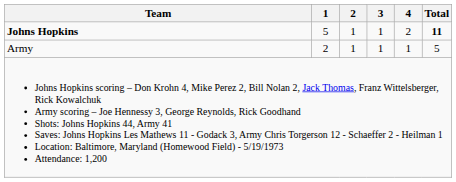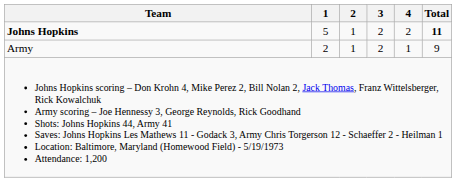(381, 31) 1 -> (381, 31) 2
(381, 48) 1 -> (381, 48) 2
(437, 48) 5 -> (437, 48) 9
